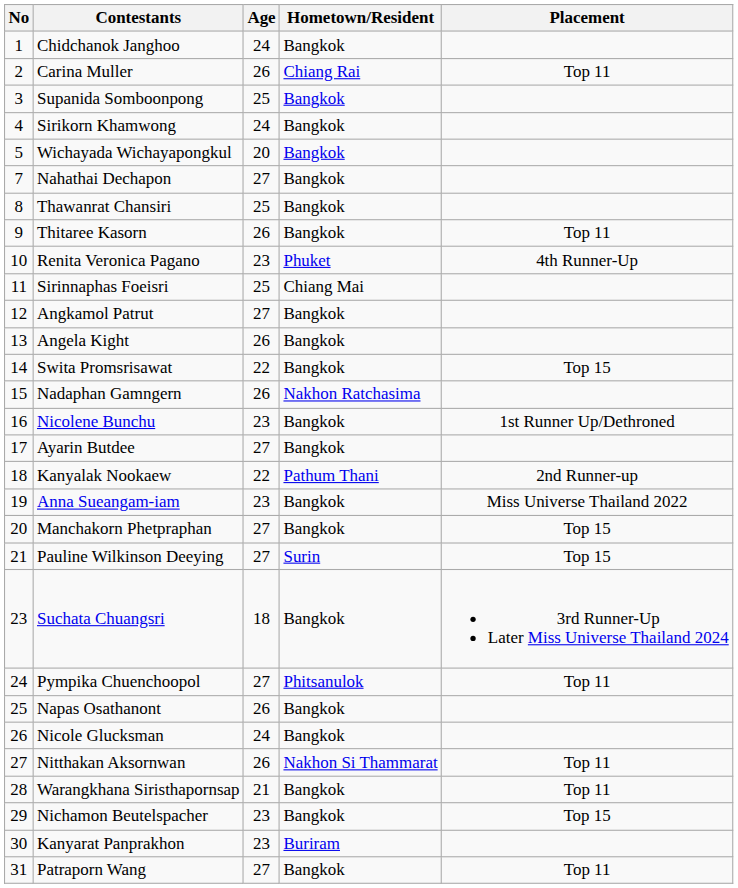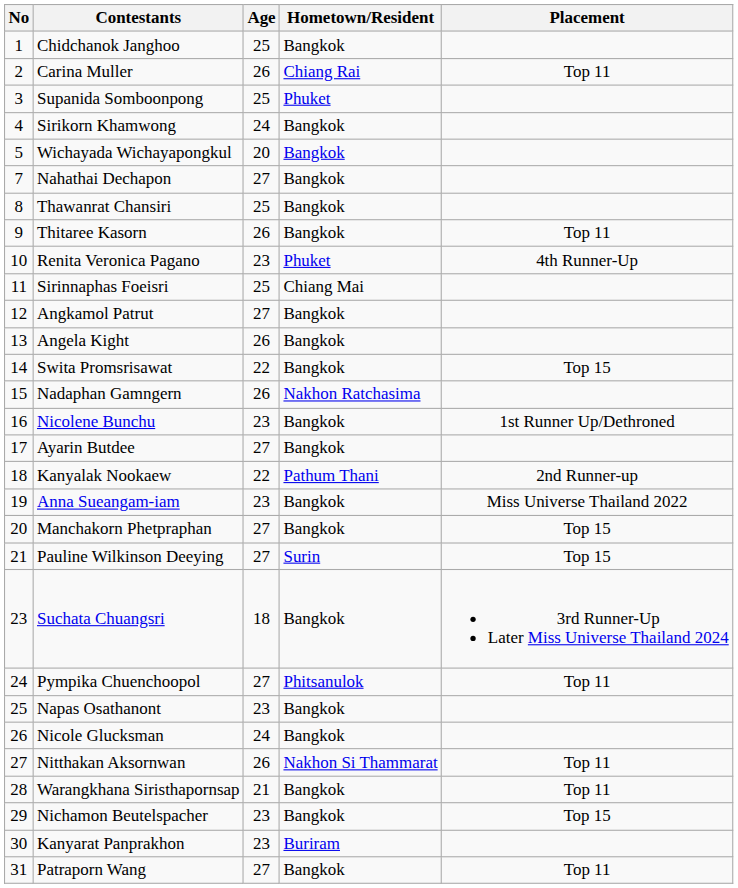(262, 44) 24 -> (262, 44) 25
(314, 98) Bangkok -> (307, 98) Phuket
(262, 708) 26 -> (262, 708) 23
